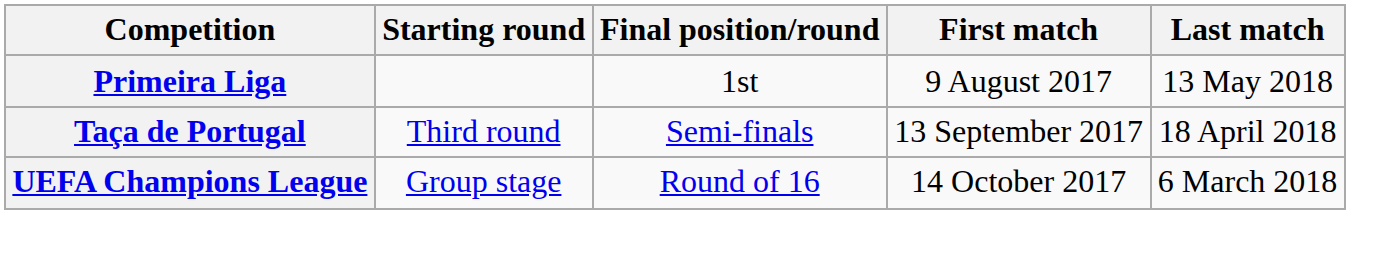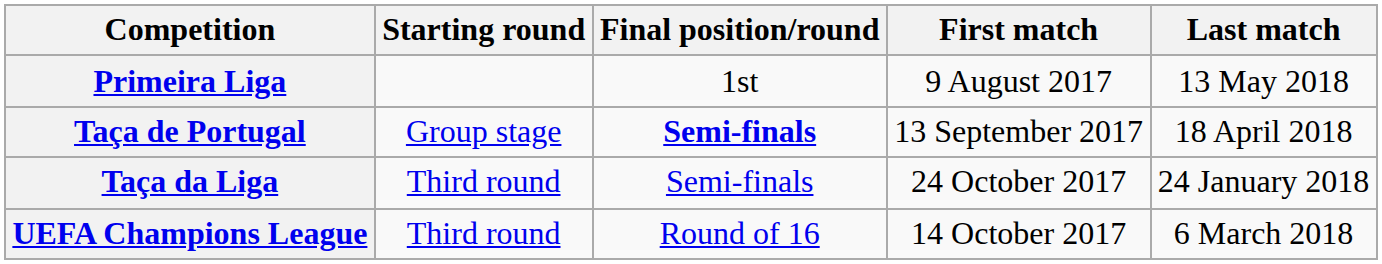(484, 131) Third round -> (484, 131) Group stage
(740, 131) normal -> (740, 131) bold
+ row: (190, 182)
(484, 182) Group stage -> (484, 232) Third round
